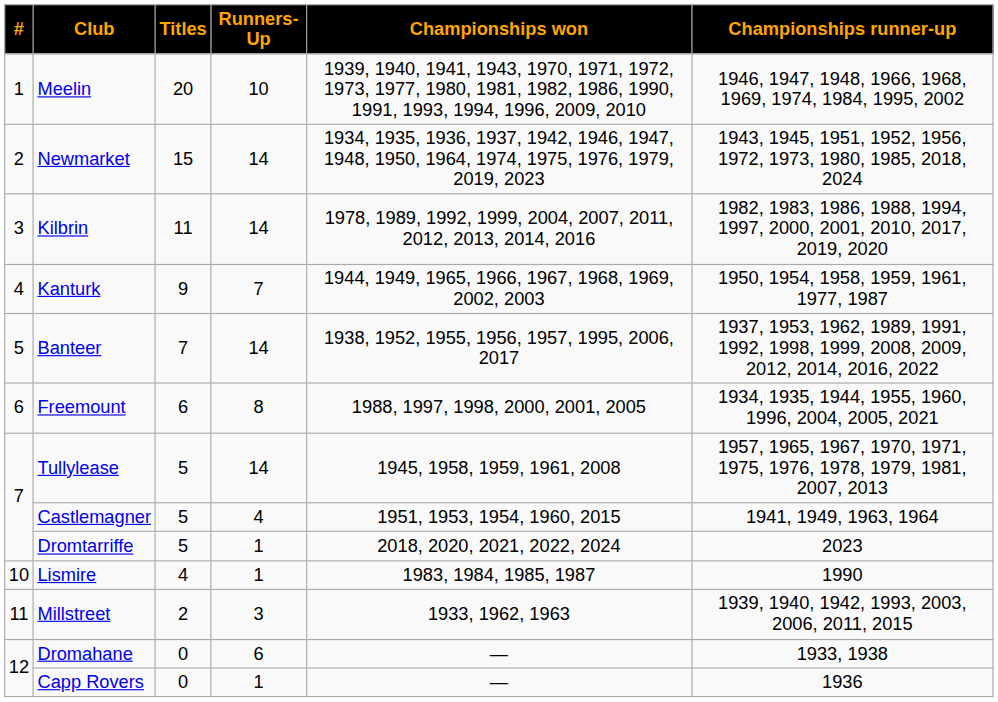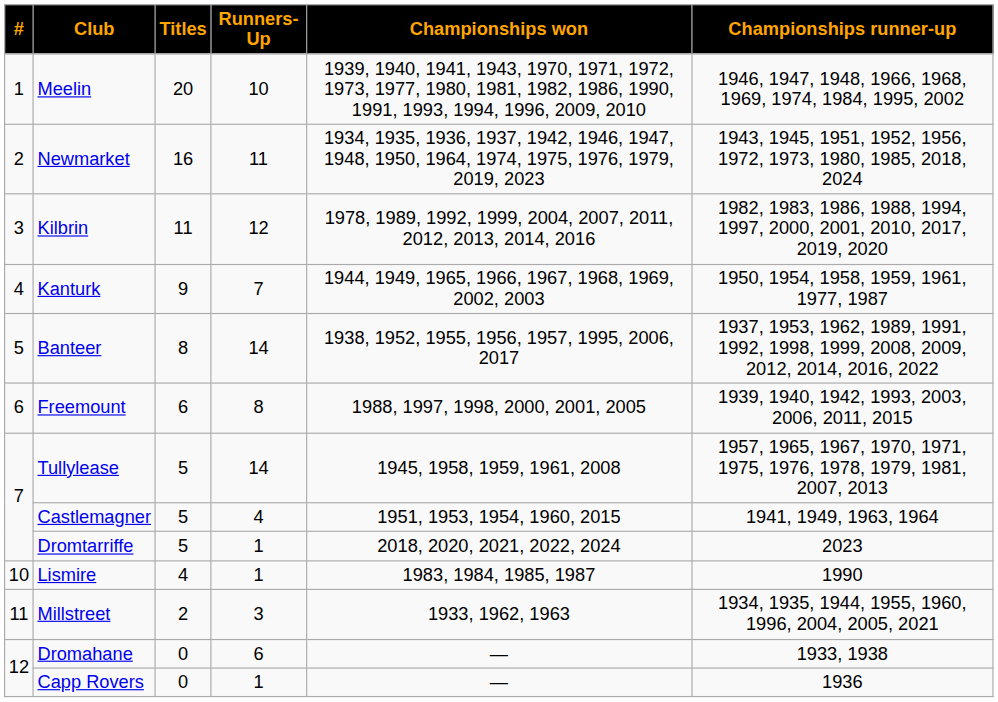(183, 158) 15 -> (183, 158) 16
(259, 158) 14 -> (259, 158) 11
(259, 228) 14 -> (259, 228) 12
(183, 348) 7 -> (183, 348) 8
(842, 407) 1934, 1935, 1944, 1955, 1960, 1996, 2004, 2005, 2021 -> (842, 407) 1939, 1940, 1942, 1993, 2003, 2006, 2011, 2015
(842, 614) 1939, 1940, 1942, 1993, 2003, 2006, 2011, 2015 -> (842, 614) 1934, 1935, 1944, 1955, 1960, 1996, 2004, 2005, 2021
